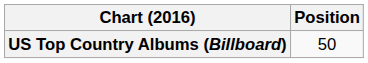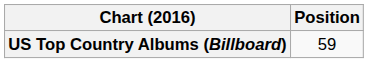(327, 44) 50 -> (327, 44) 59
